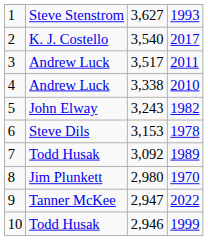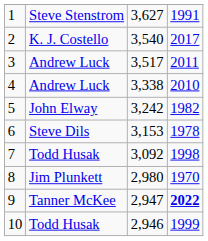(185, 16) 1993 -> (185, 16) 1991
(147, 108) 3,243 -> (147, 108) 3,242
(185, 154) 1989 -> (185, 154) 1998
(185, 200) normal -> (185, 200) bold
